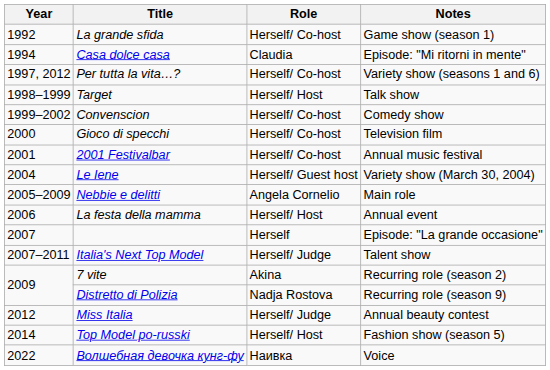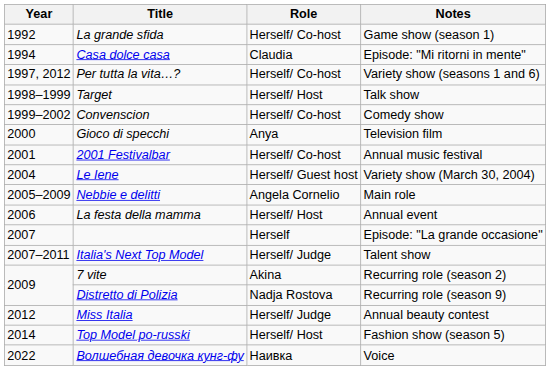(295, 134) Herself/ Co-host -> (264, 134) Anya
